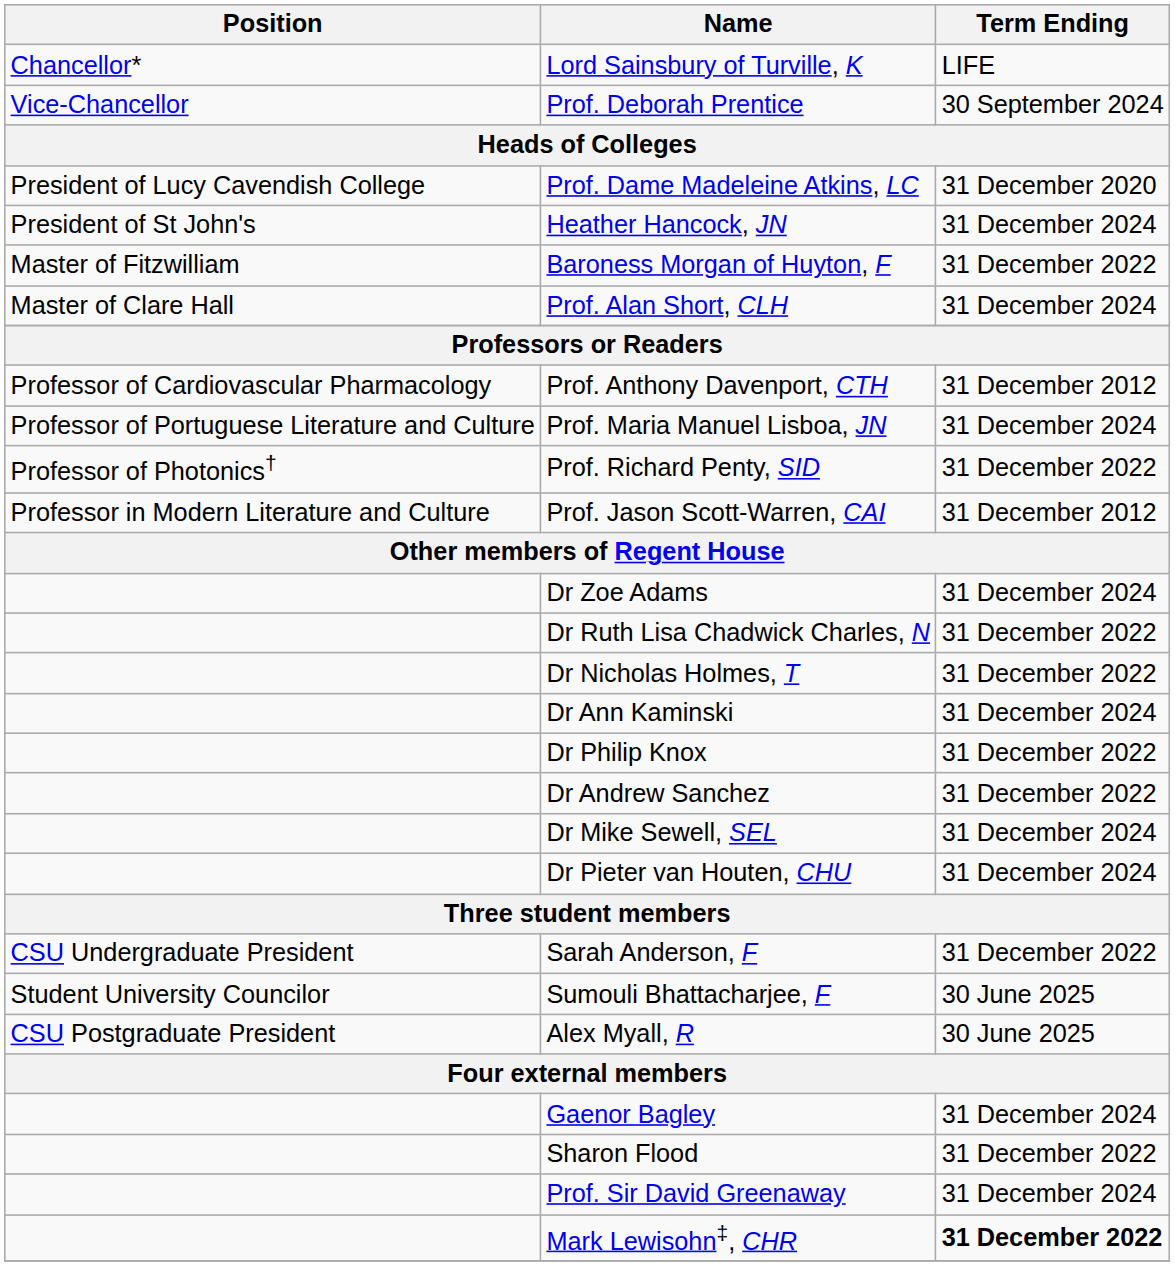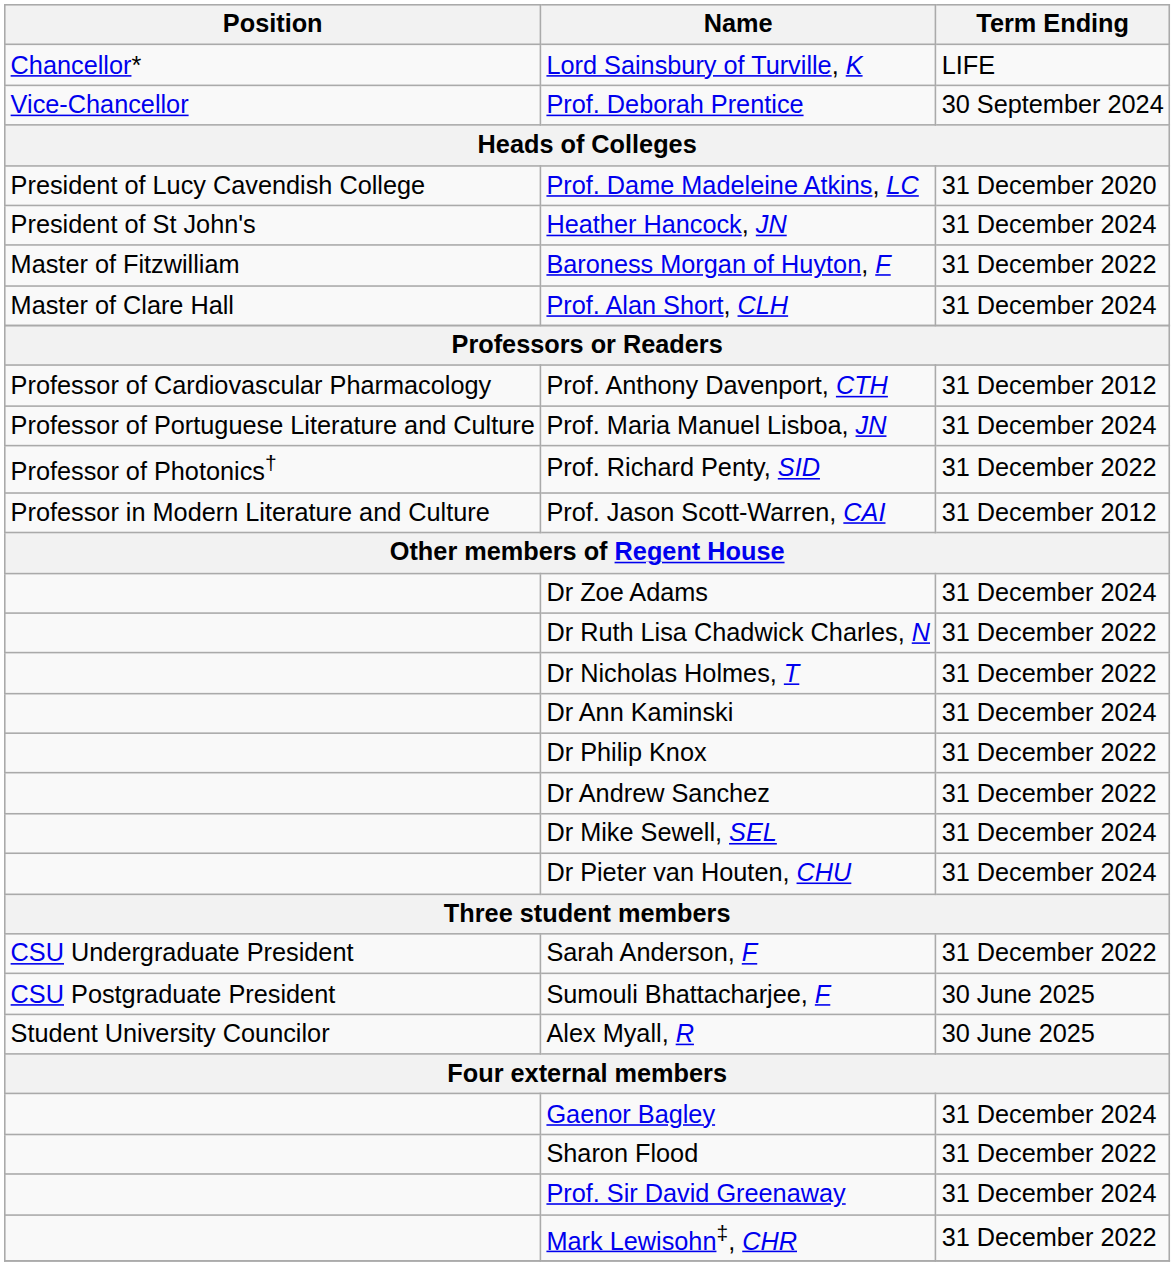(170, 993) Student University Councilor -> (173, 993) CSU Postgraduate President
(173, 1033) CSU Postgraduate President -> (170, 1033) Student University Councilor
(1052, 1237) bold -> (1049, 1237) normal
